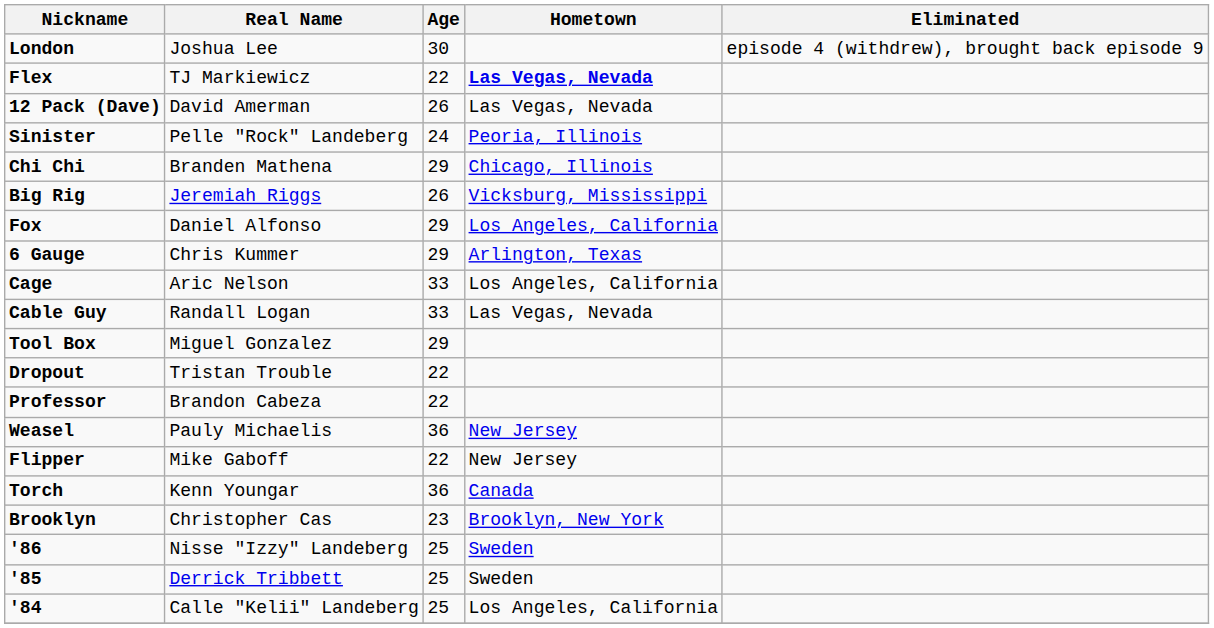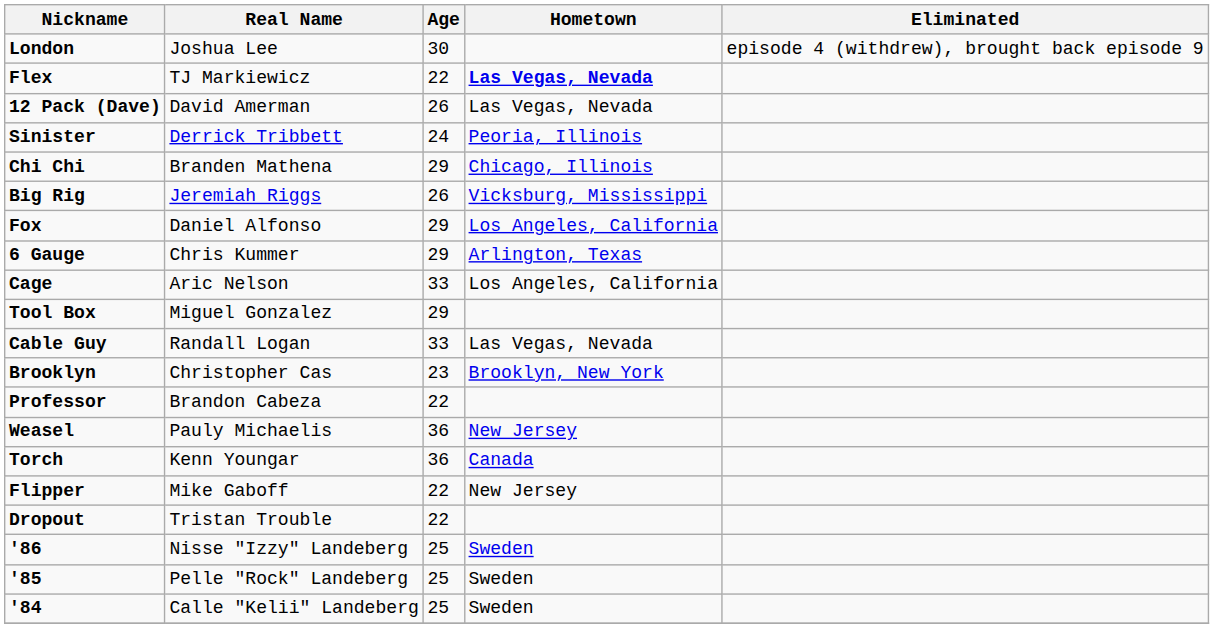(289, 137) Pelle "Rock" Landeberg -> (256, 137) Derrick Tribbett
rows swapped: (52, 343) <-> (58, 314)
rows swapped: (52, 520) <-> (47, 373)
rows swapped: (47, 461) <-> (36, 491)
(256, 579) Derrick Tribbett -> (289, 579) Pelle "Rock" Landeberg
(593, 608) Los Angeles, California -> (501, 608) Sweden
